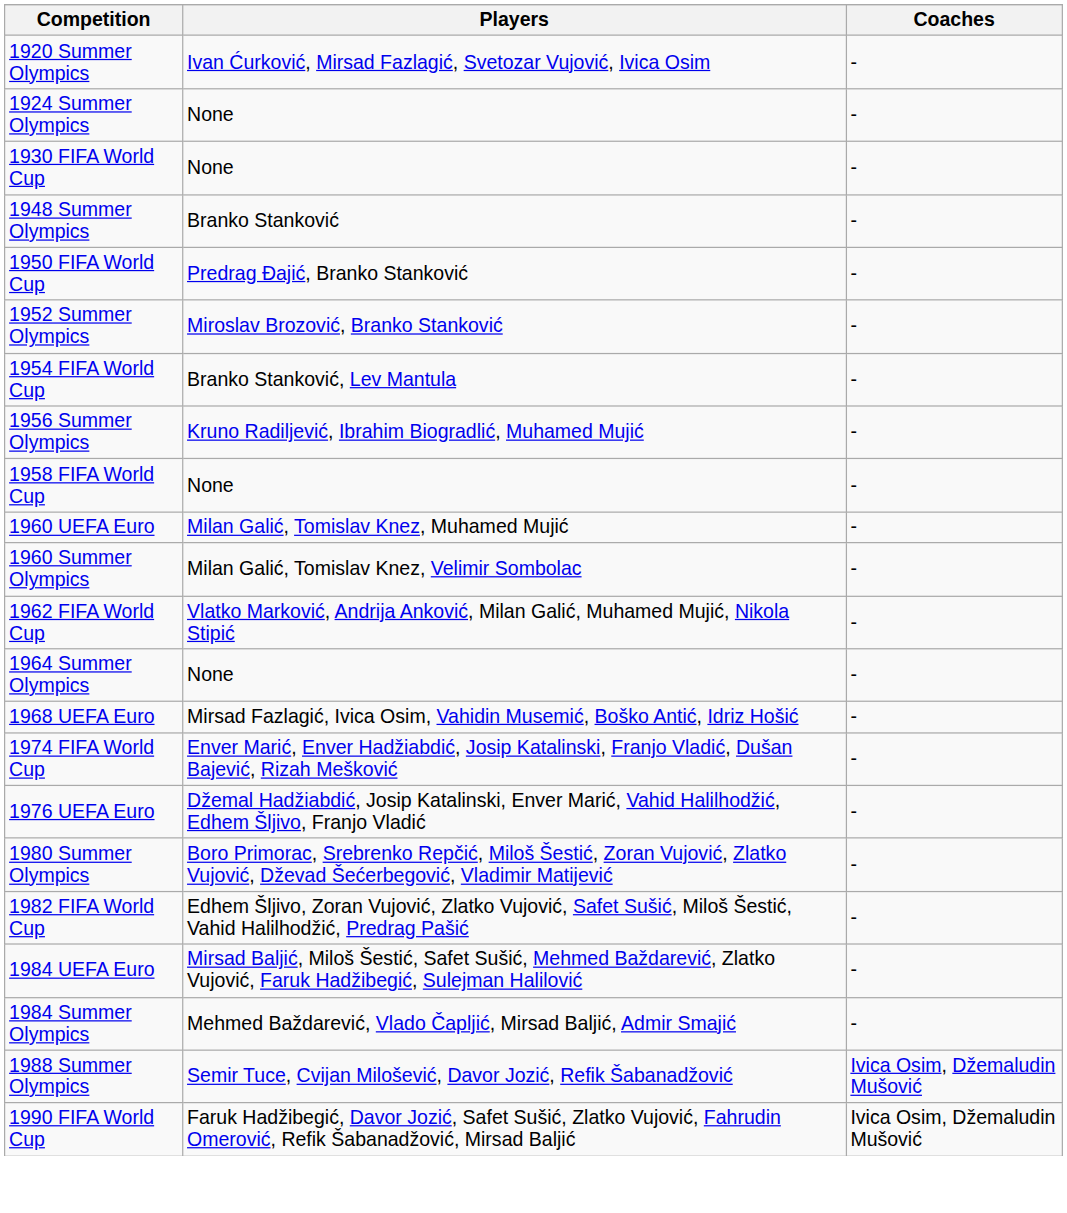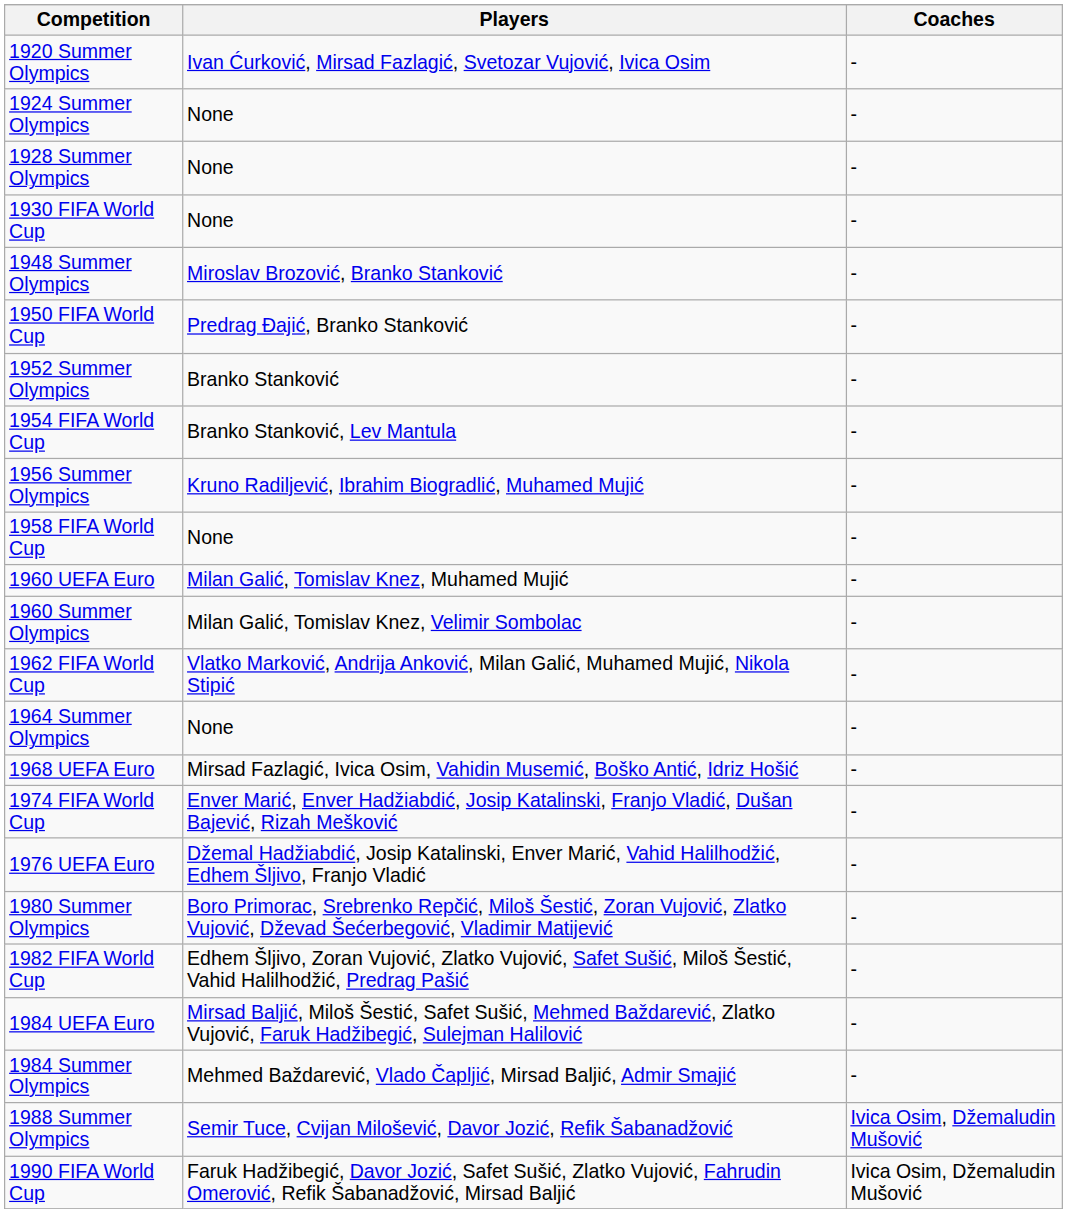+ row: (70, 167)
(263, 220) Branko Stanković -> (345, 273) Miroslav Brozović, Branko Stanković
(345, 326) Miroslav Brozović, Branko Stanković -> (263, 379) Branko Stanković
